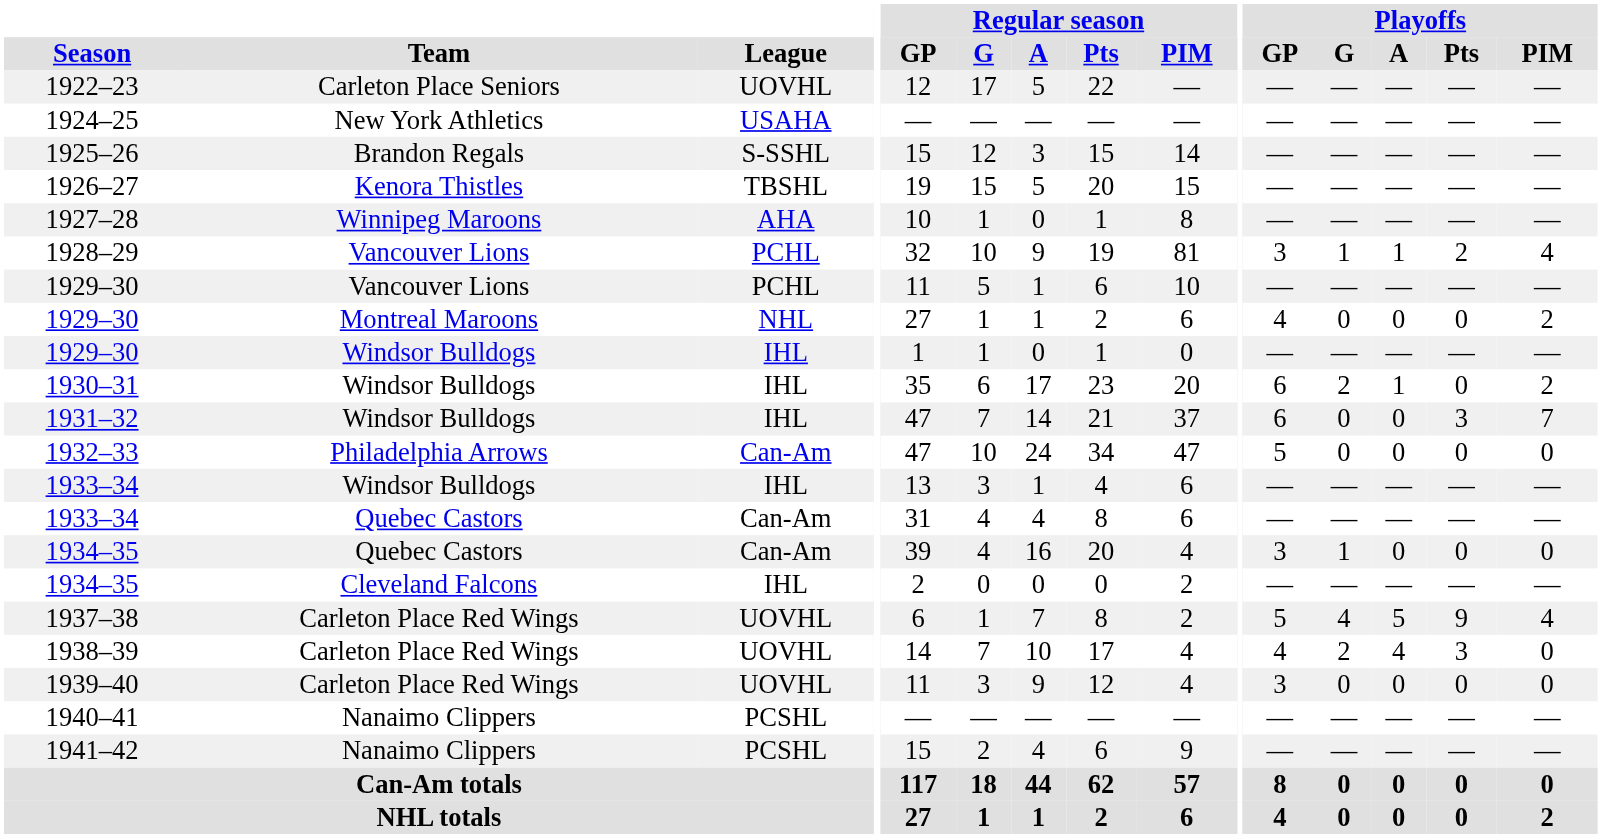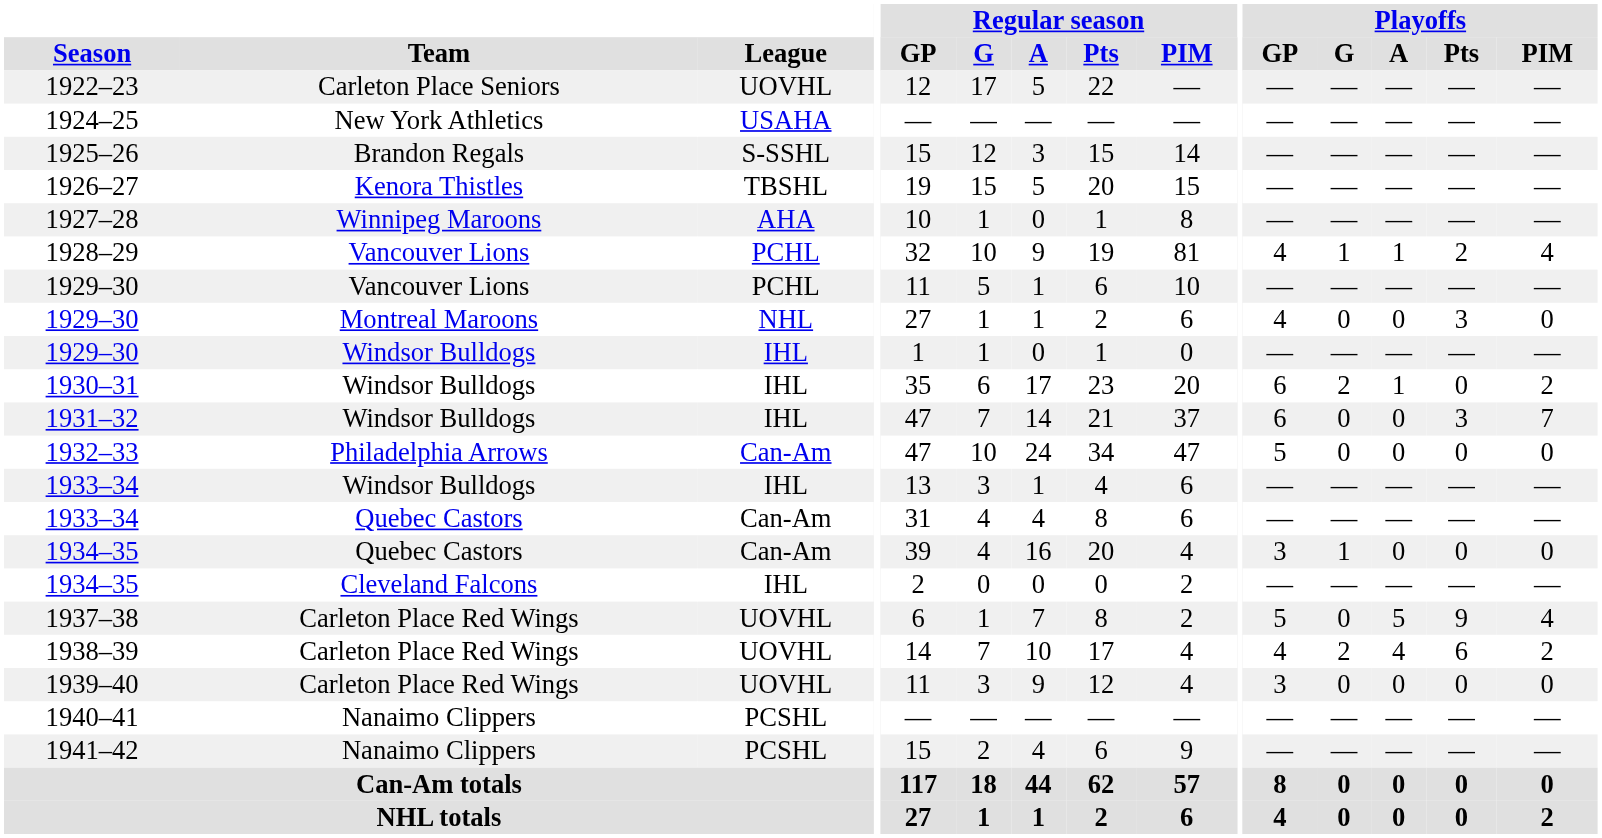(1280, 252) 3 -> (1280, 252) 4
(1461, 319) 0 -> (1461, 319) 3
(1547, 319) 2 -> (1547, 319) 0
(1344, 617) 4 -> (1344, 617) 0
(1461, 651) 3 -> (1461, 651) 6
(1547, 651) 0 -> (1547, 651) 2
